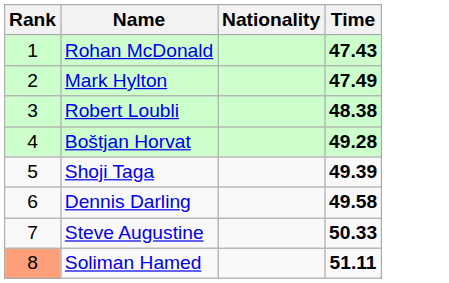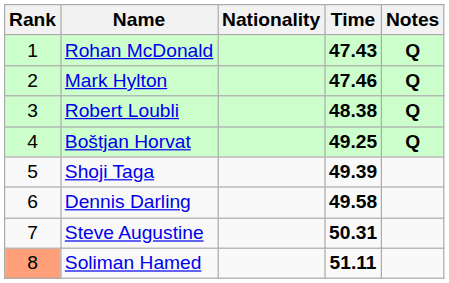+ column: (413, 19)
(353, 80) 47.49 -> (353, 80) 47.46
(353, 141) 49.28 -> (353, 141) 49.25
(353, 232) 50.33 -> (353, 232) 50.31
